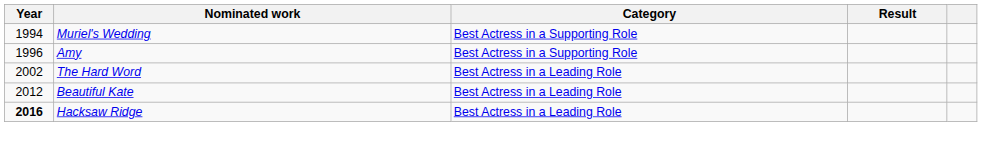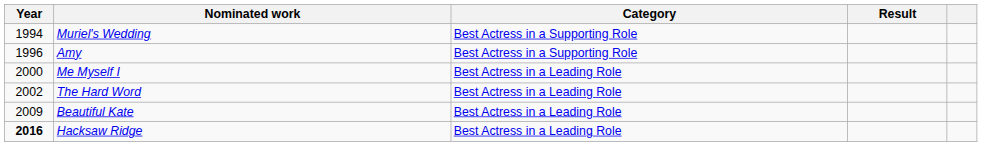+ row: (88, 72)
(29, 92) 2012 -> (29, 111) 2009
